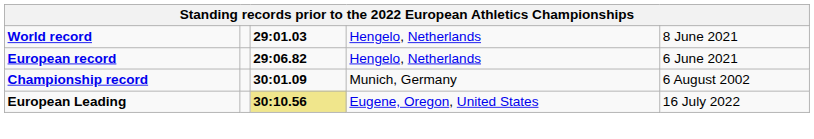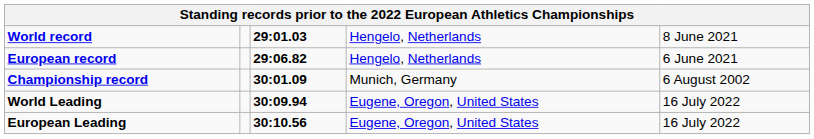+ row: (55, 101)
(280, 101) khaki background -> (280, 123) no background
